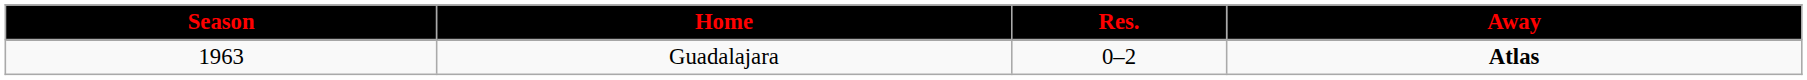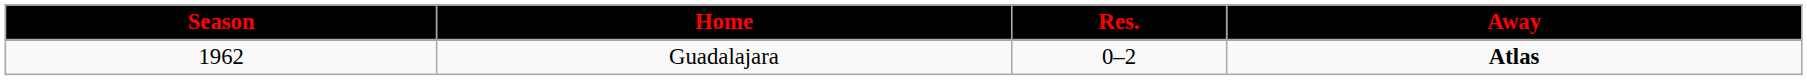(221, 56) 1963 -> (221, 56) 1962
